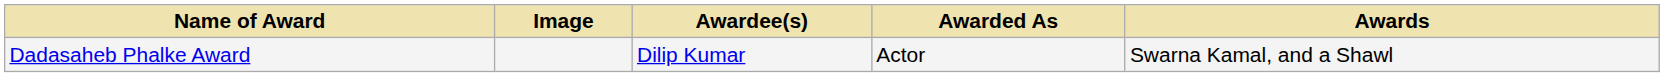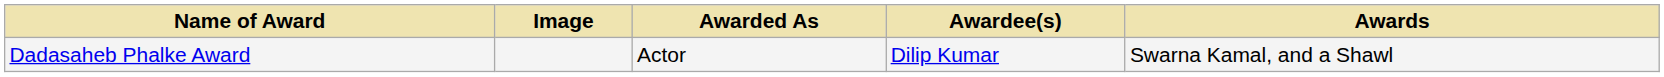columns swapped: (752, 21) <-> (998, 21)
